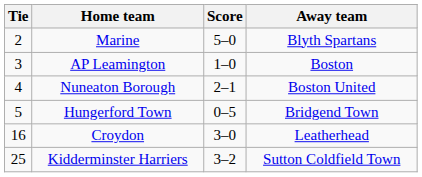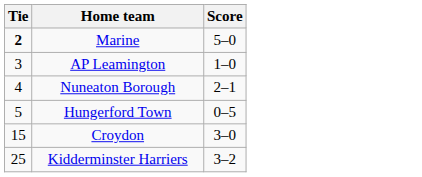- column: (332, 16)
(18, 40) normal -> (18, 40) bold
(18, 135) 16 -> (18, 135) 15
